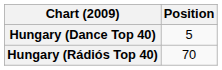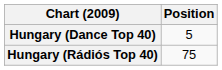(189, 55) 70 -> (189, 55) 75
